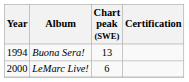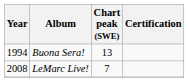(17, 69) 2000 -> (17, 69) 2008
(107, 69) 6 -> (107, 69) 7
